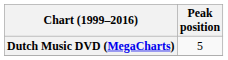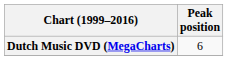(200, 45) 5 -> (200, 45) 6
